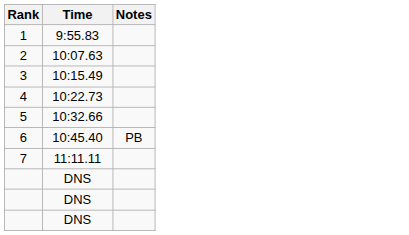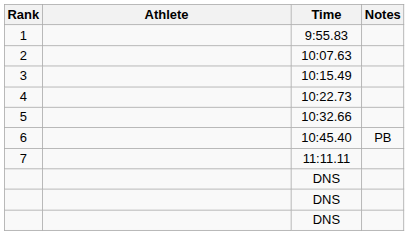+ column: (167, 14)
